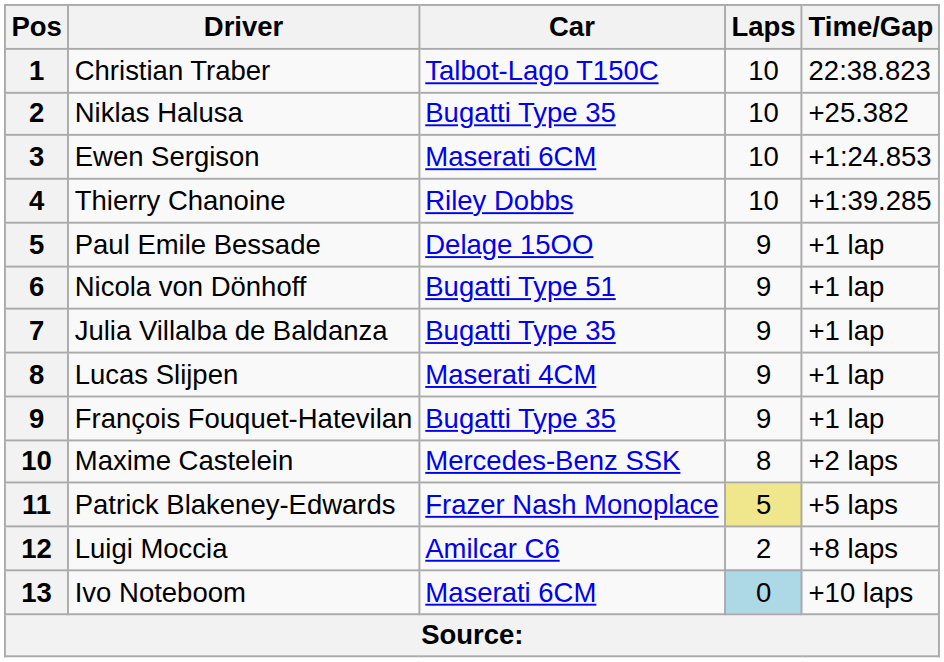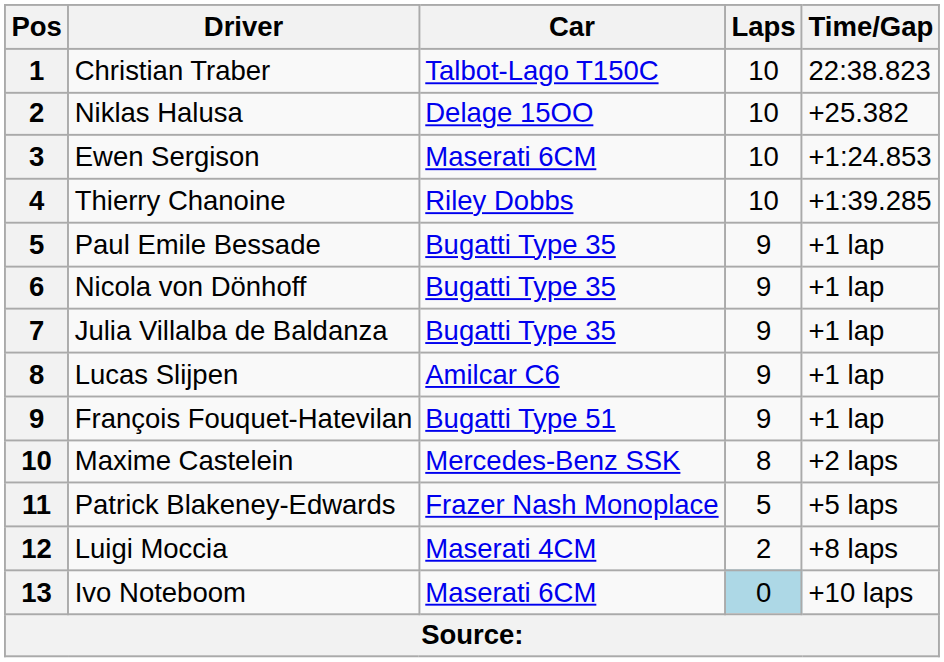(521, 114) Bugatti Type 35 -> (509, 114) Delage 15OO
(509, 244) Delage 15OO -> (521, 244) Bugatti Type 35
(521, 288) Bugatti Type 51 -> (521, 288) Bugatti Type 35
(511, 375) Maserati 4CM -> (492, 375) Amilcar C6
(521, 418) Bugatti Type 35 -> (521, 418) Bugatti Type 51
(764, 505) khaki background -> (764, 505) no background
(492, 549) Amilcar C6 -> (511, 549) Maserati 4CM
